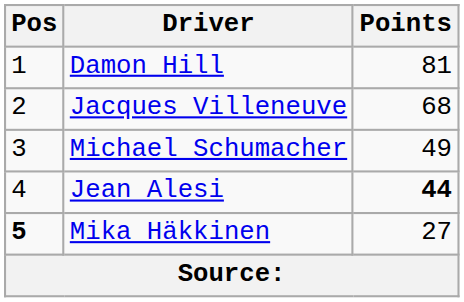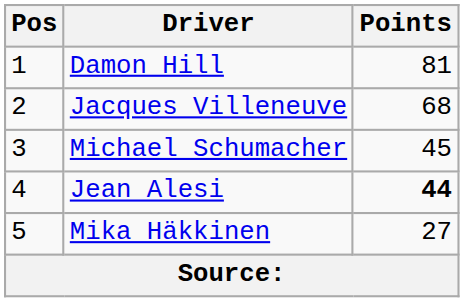(437, 151) 49 -> (437, 151) 45
(19, 233) bold -> (19, 233) normal
